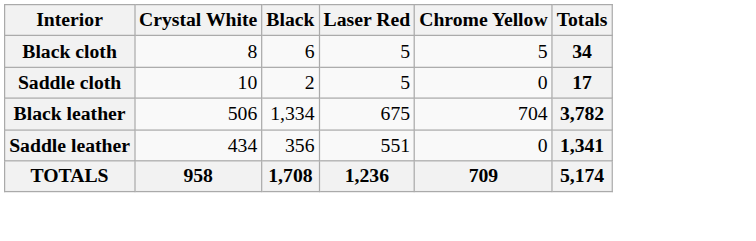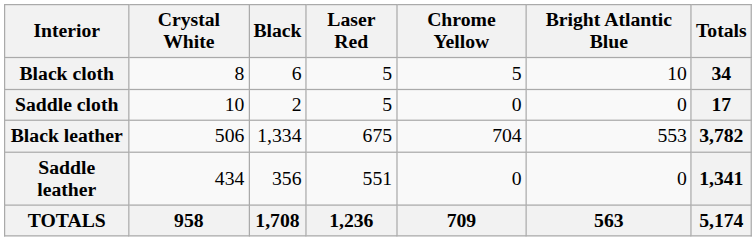+ column: (609, 31)
